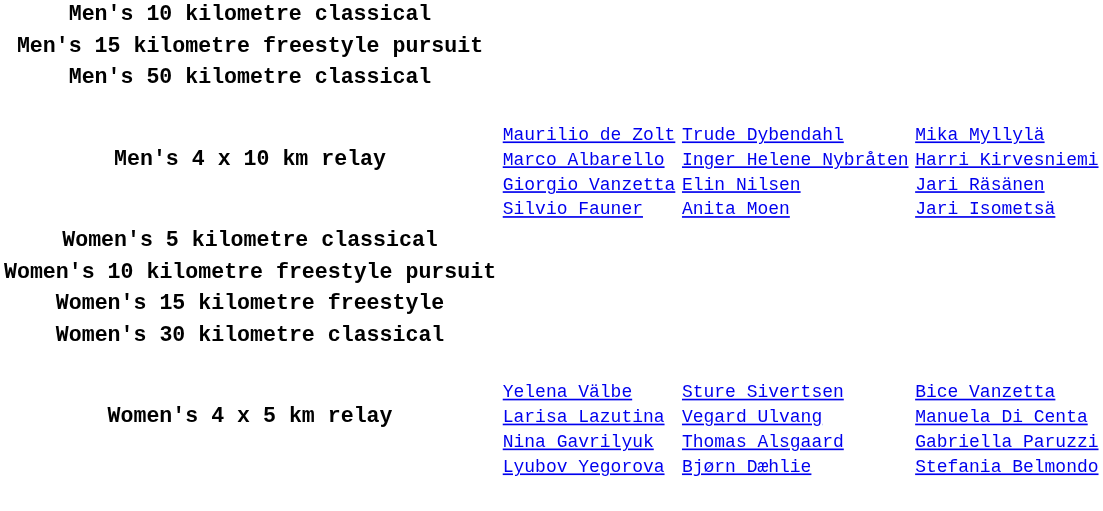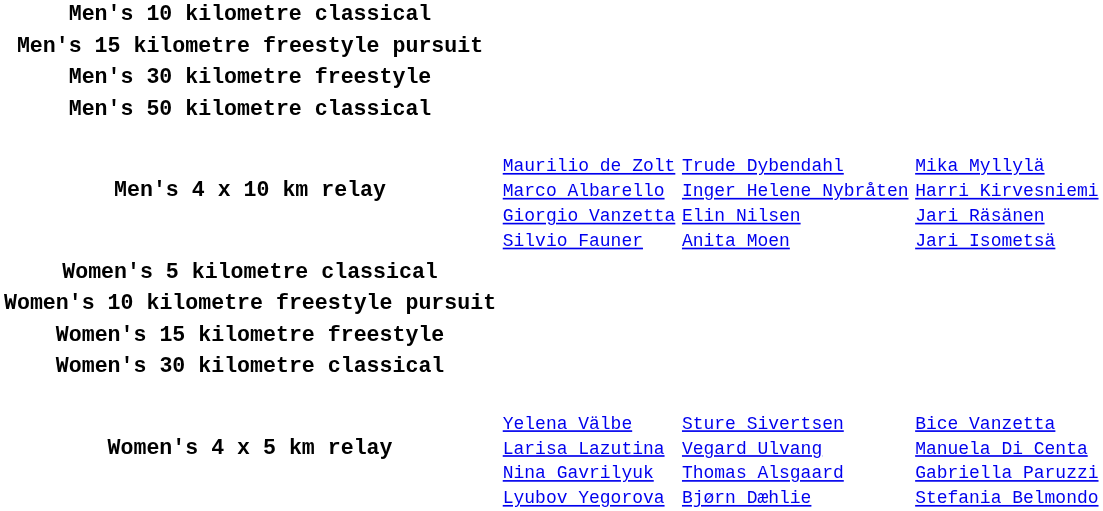+ row: (250, 78)
